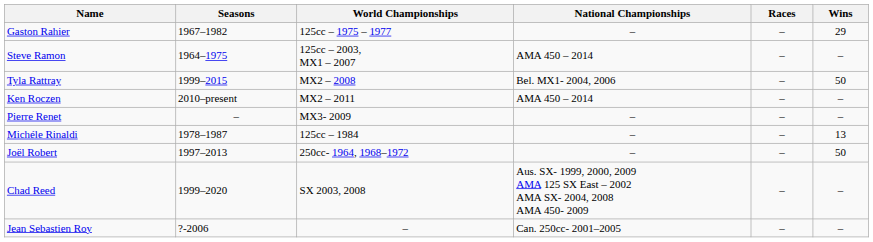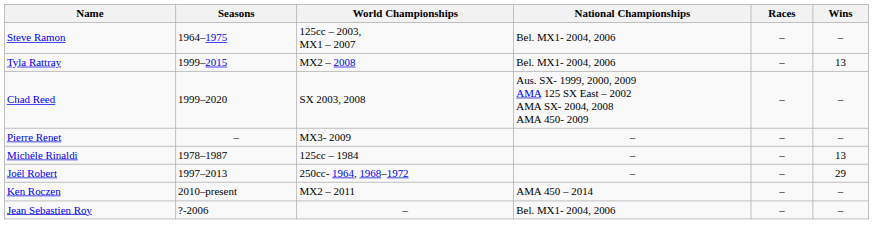- row: (38, 31)
(555, 56) AMA 450 – 2014 -> (566, 38) Bel. MX1- 2004, 2006
(840, 80) 50 -> (840, 62) 13
rows swapped: (31, 190) <-> (34, 98)
(840, 152) 50 -> (840, 173) 29
(569, 227) Can. 250cc- 2001–2005 -> (566, 209) Bel. MX1- 2004, 2006
